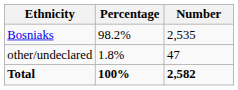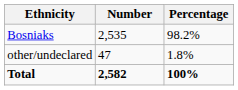columns swapped: (199, 14) <-> (130, 14)
